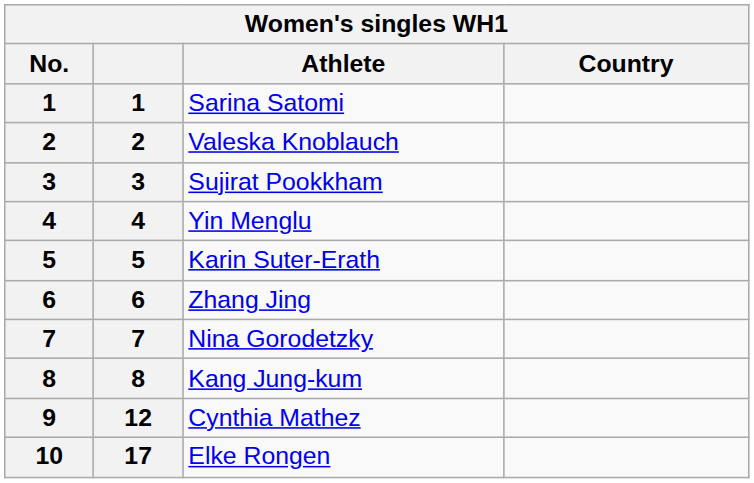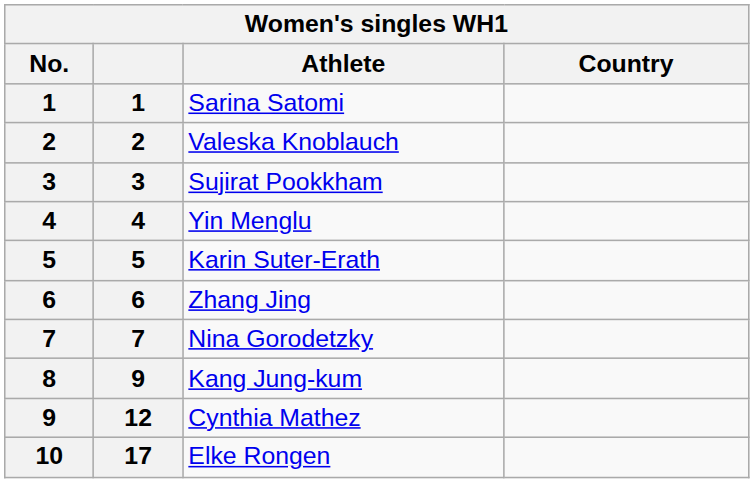(138, 378) 8 -> (138, 378) 9
